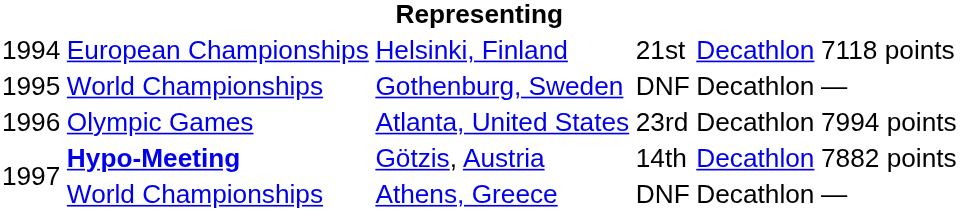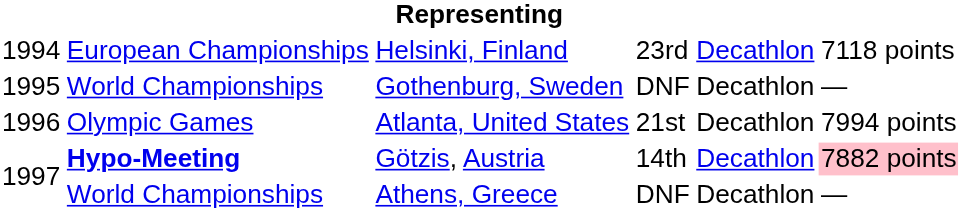(661, 50) 21st -> (662, 50) 23rd
(662, 122) 23rd -> (661, 122) 21st
(889, 158) no background -> (889, 158) pink background
